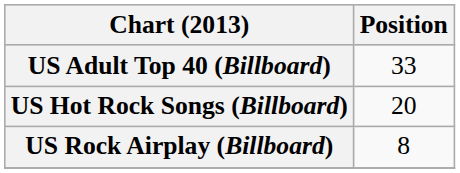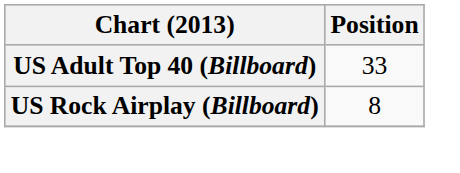- row: (179, 106)
